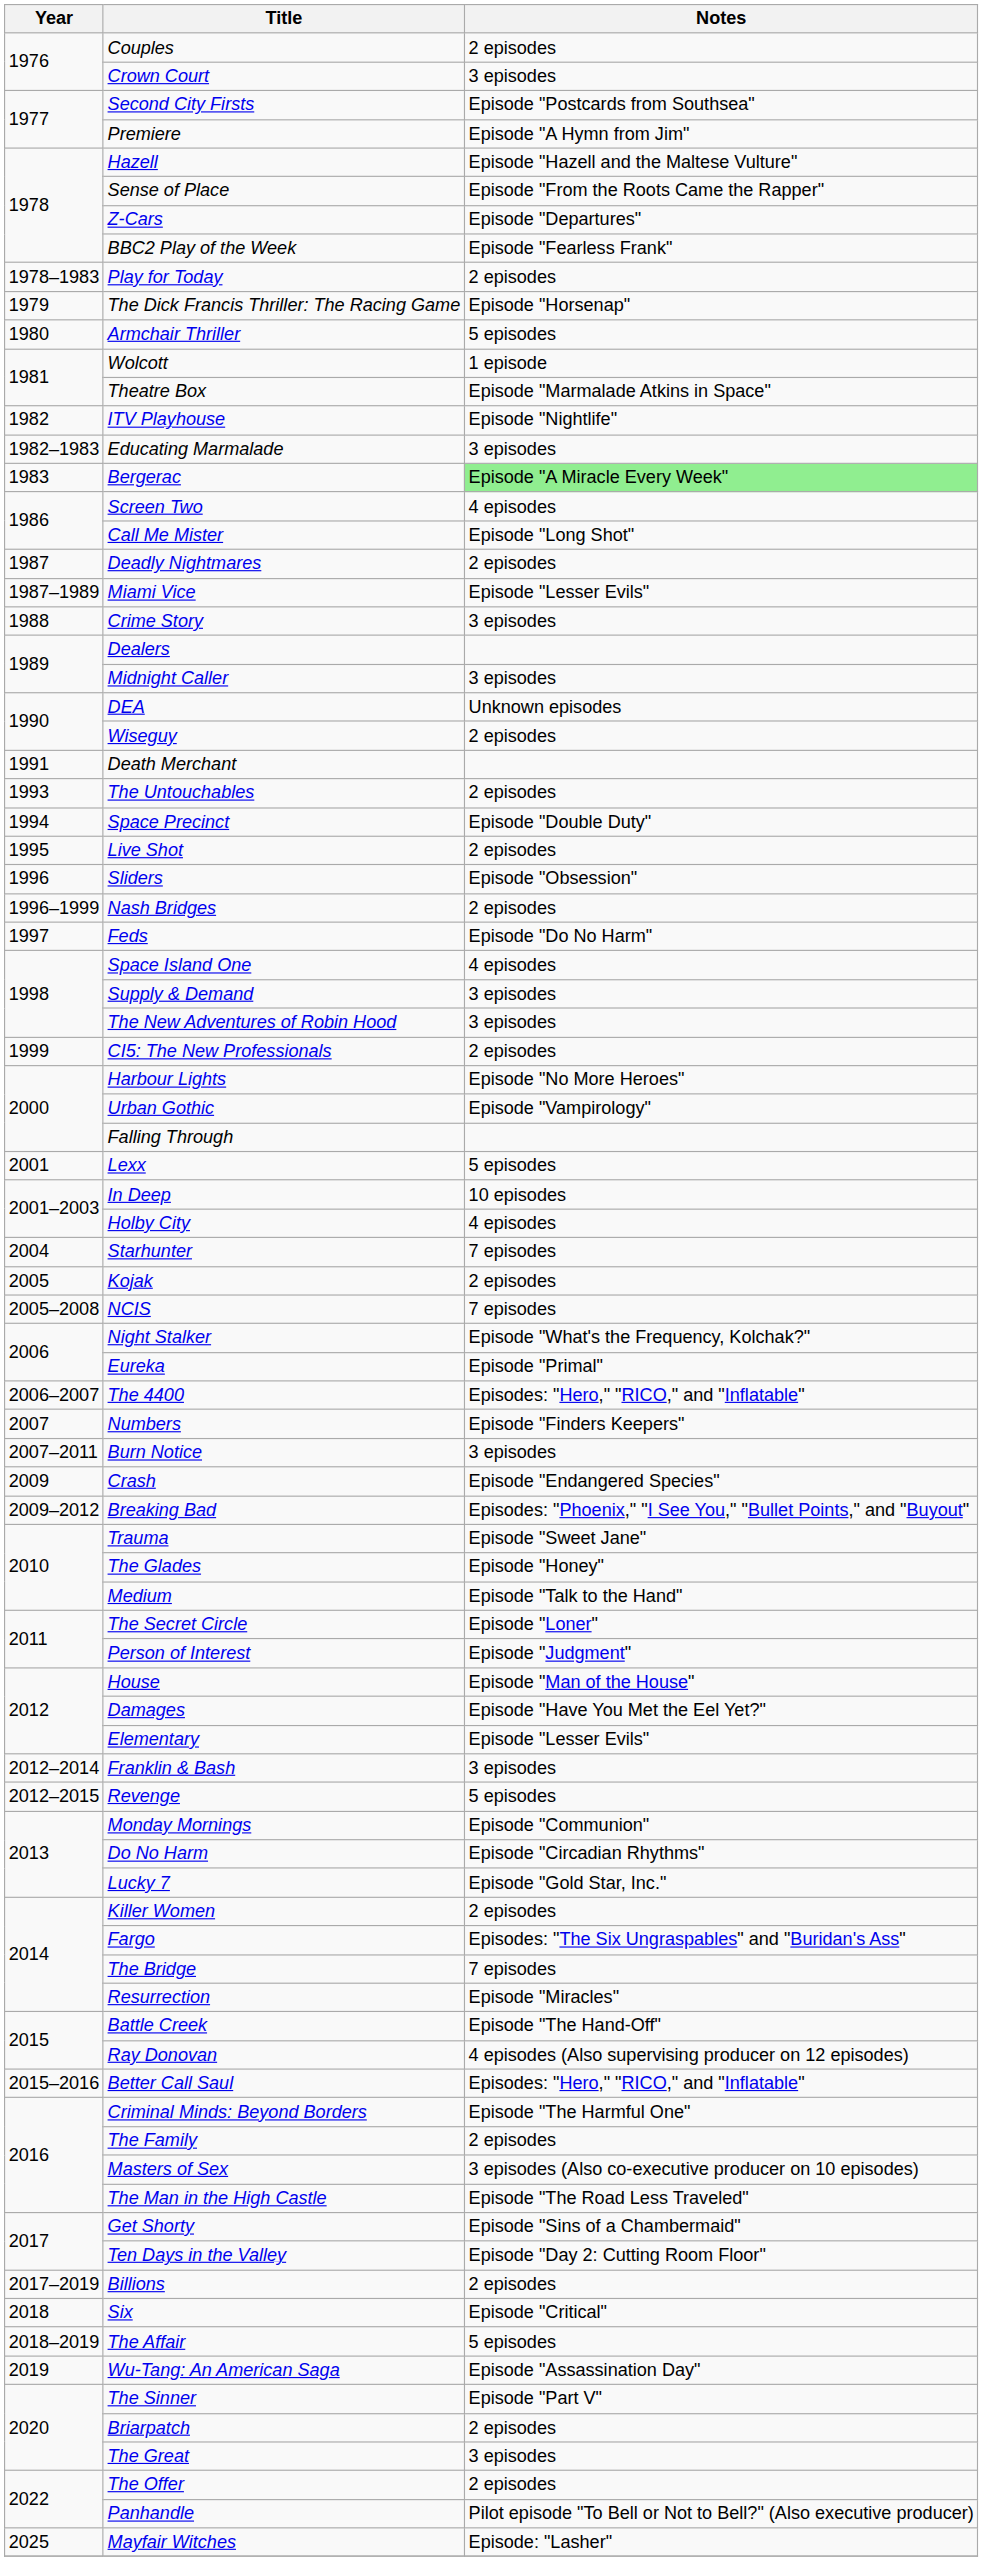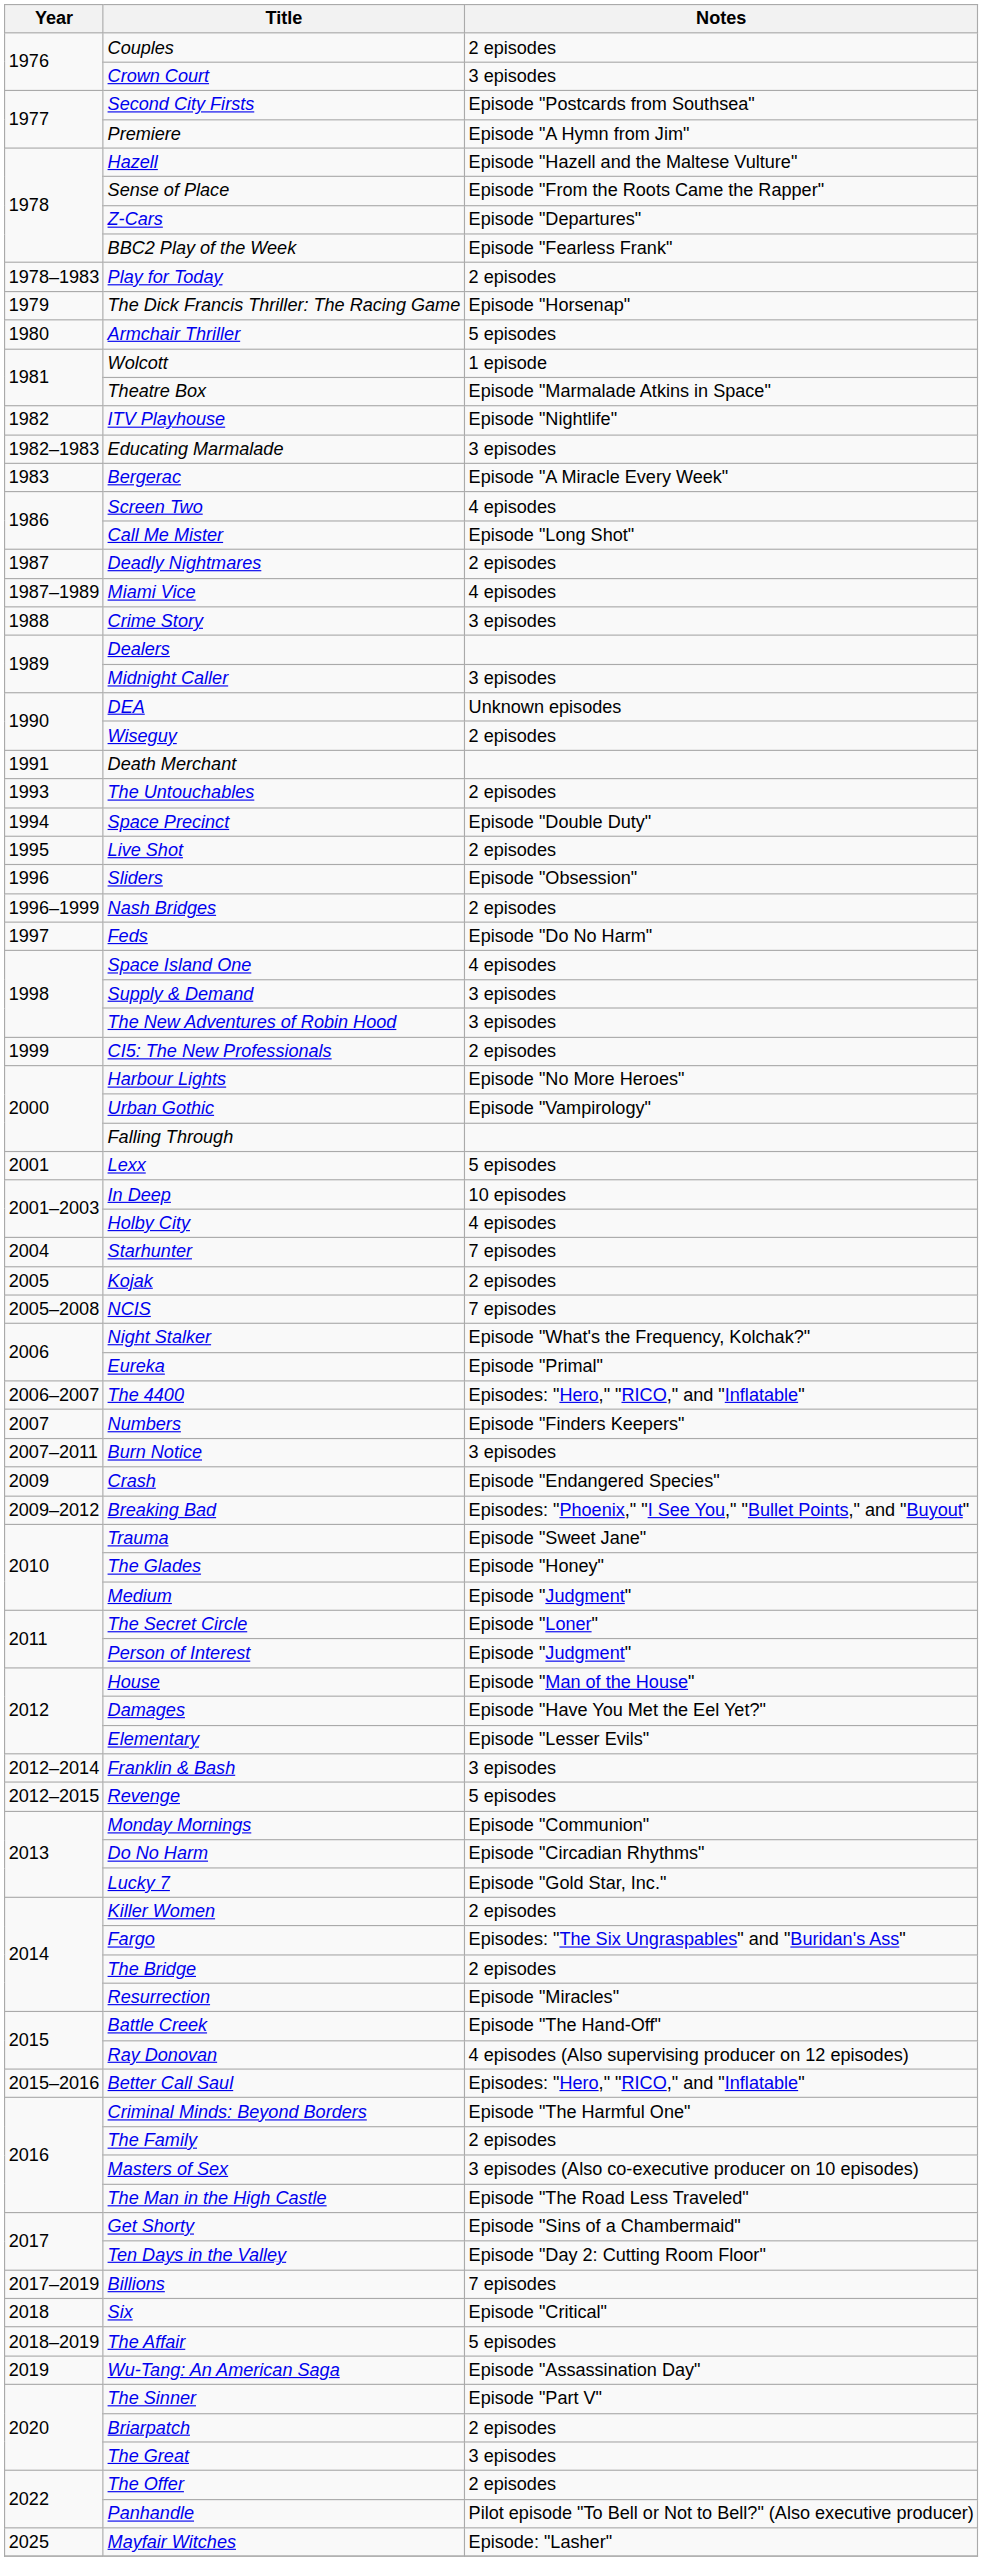(598, 477) lightgreen background -> (598, 477) no background
(559, 592) Episode "Lesser Evils" -> (512, 592) 4 episodes
(575, 1595) Episode "Talk to the Hand" -> (550, 1595) Episode "Judgment"
(512, 1968) 7 episodes -> (512, 1968) 2 episodes
(512, 2284) 2 episodes -> (512, 2284) 7 episodes
